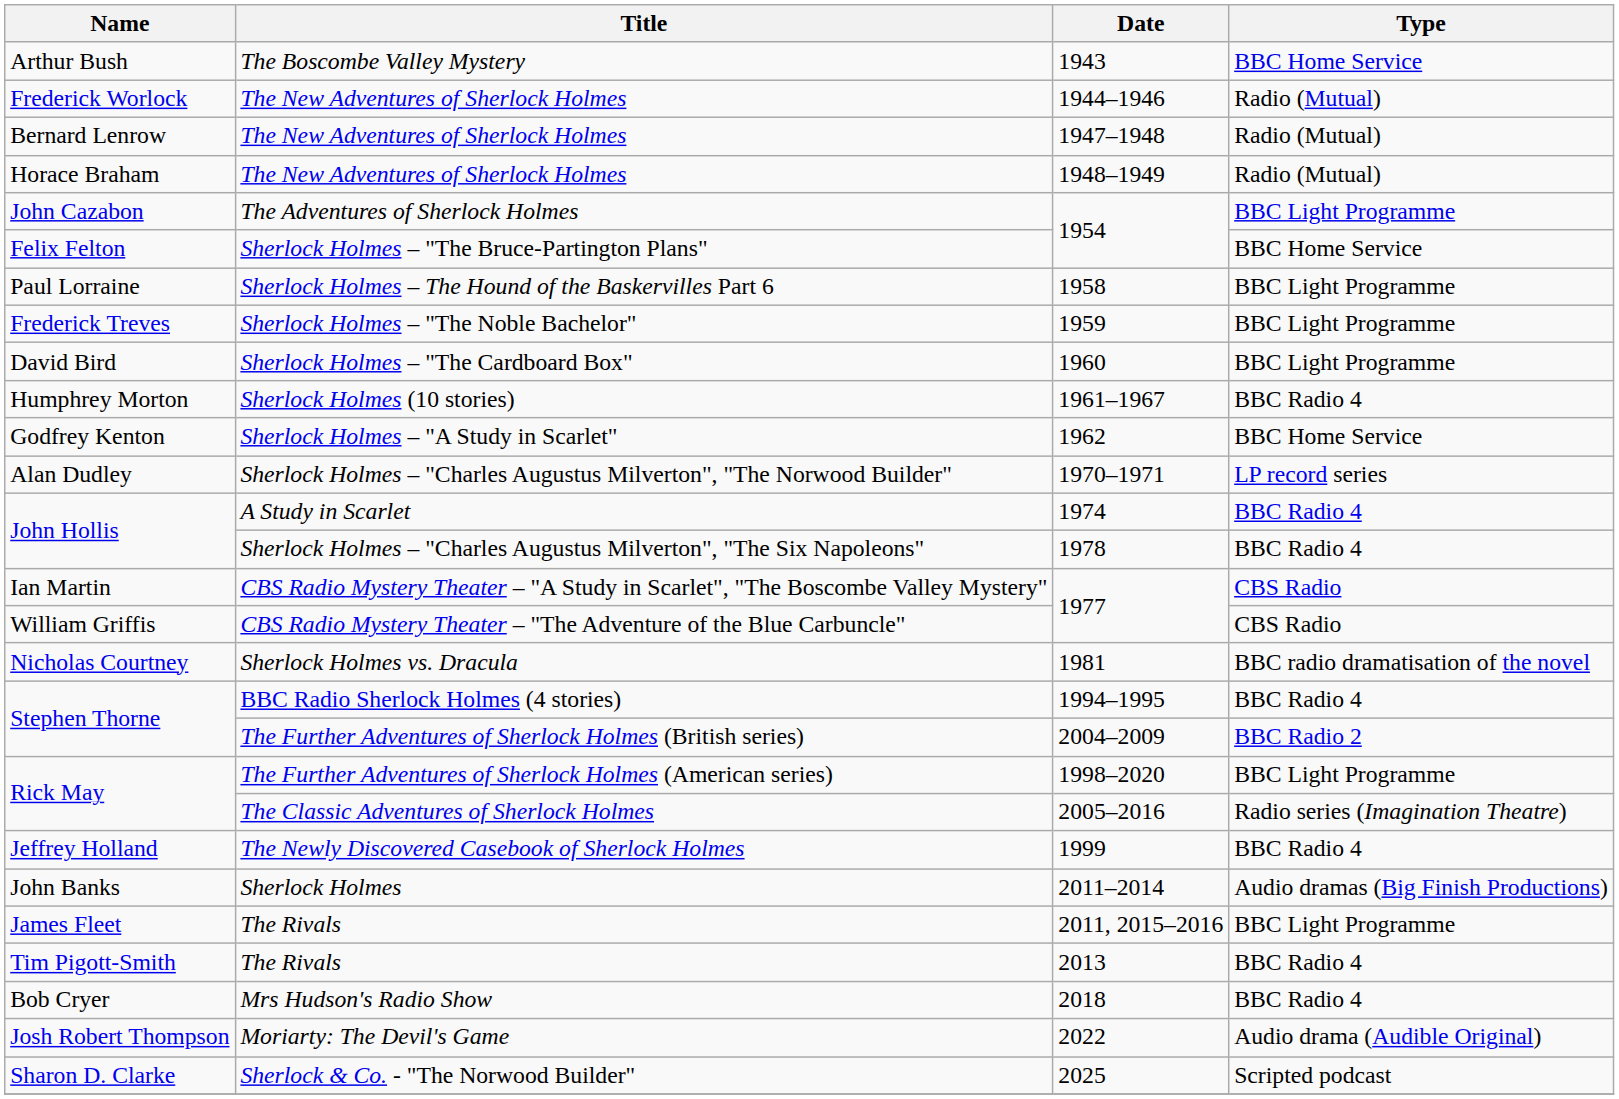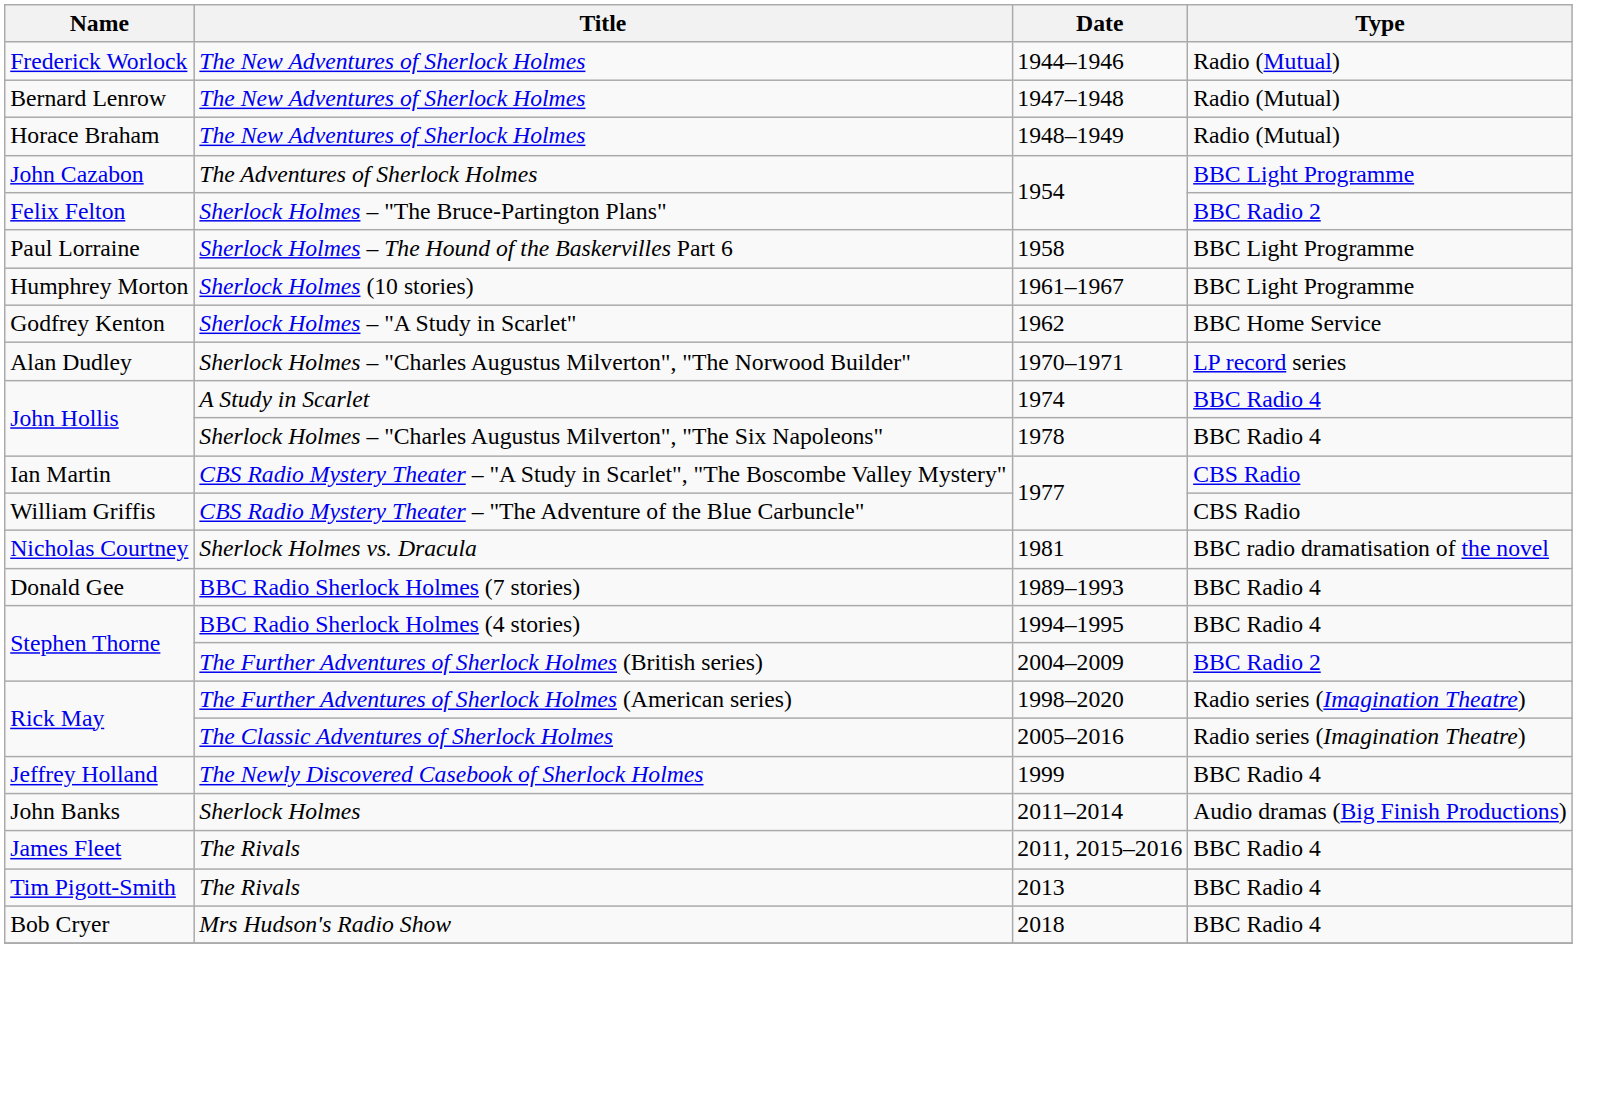- row: (69, 60)
(1328, 248) BBC Home Service -> (1257, 211) BBC Radio 2
- row: (90, 323)
- row: (63, 361)
(1298, 398) BBC Radio 4 -> (1304, 286) BBC Light Programme
+ row: (67, 586)
(1345, 774) BBC Light Programme -> (1359, 699) Radio series (Imagination Theatre)
(1345, 924) BBC Light Programme -> (1257, 849) BBC Radio 4
- row: (120, 1037)
- row: (93, 1074)
